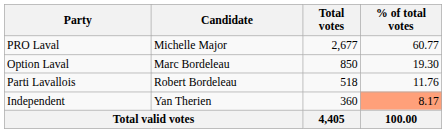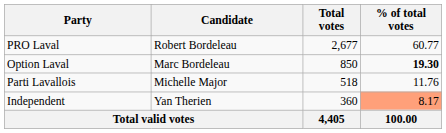(190, 45) Michelle Major -> (195, 45) Robert Bordeleau
(426, 63) normal -> (426, 63) bold
(195, 82) Robert Bordeleau -> (190, 82) Michelle Major
